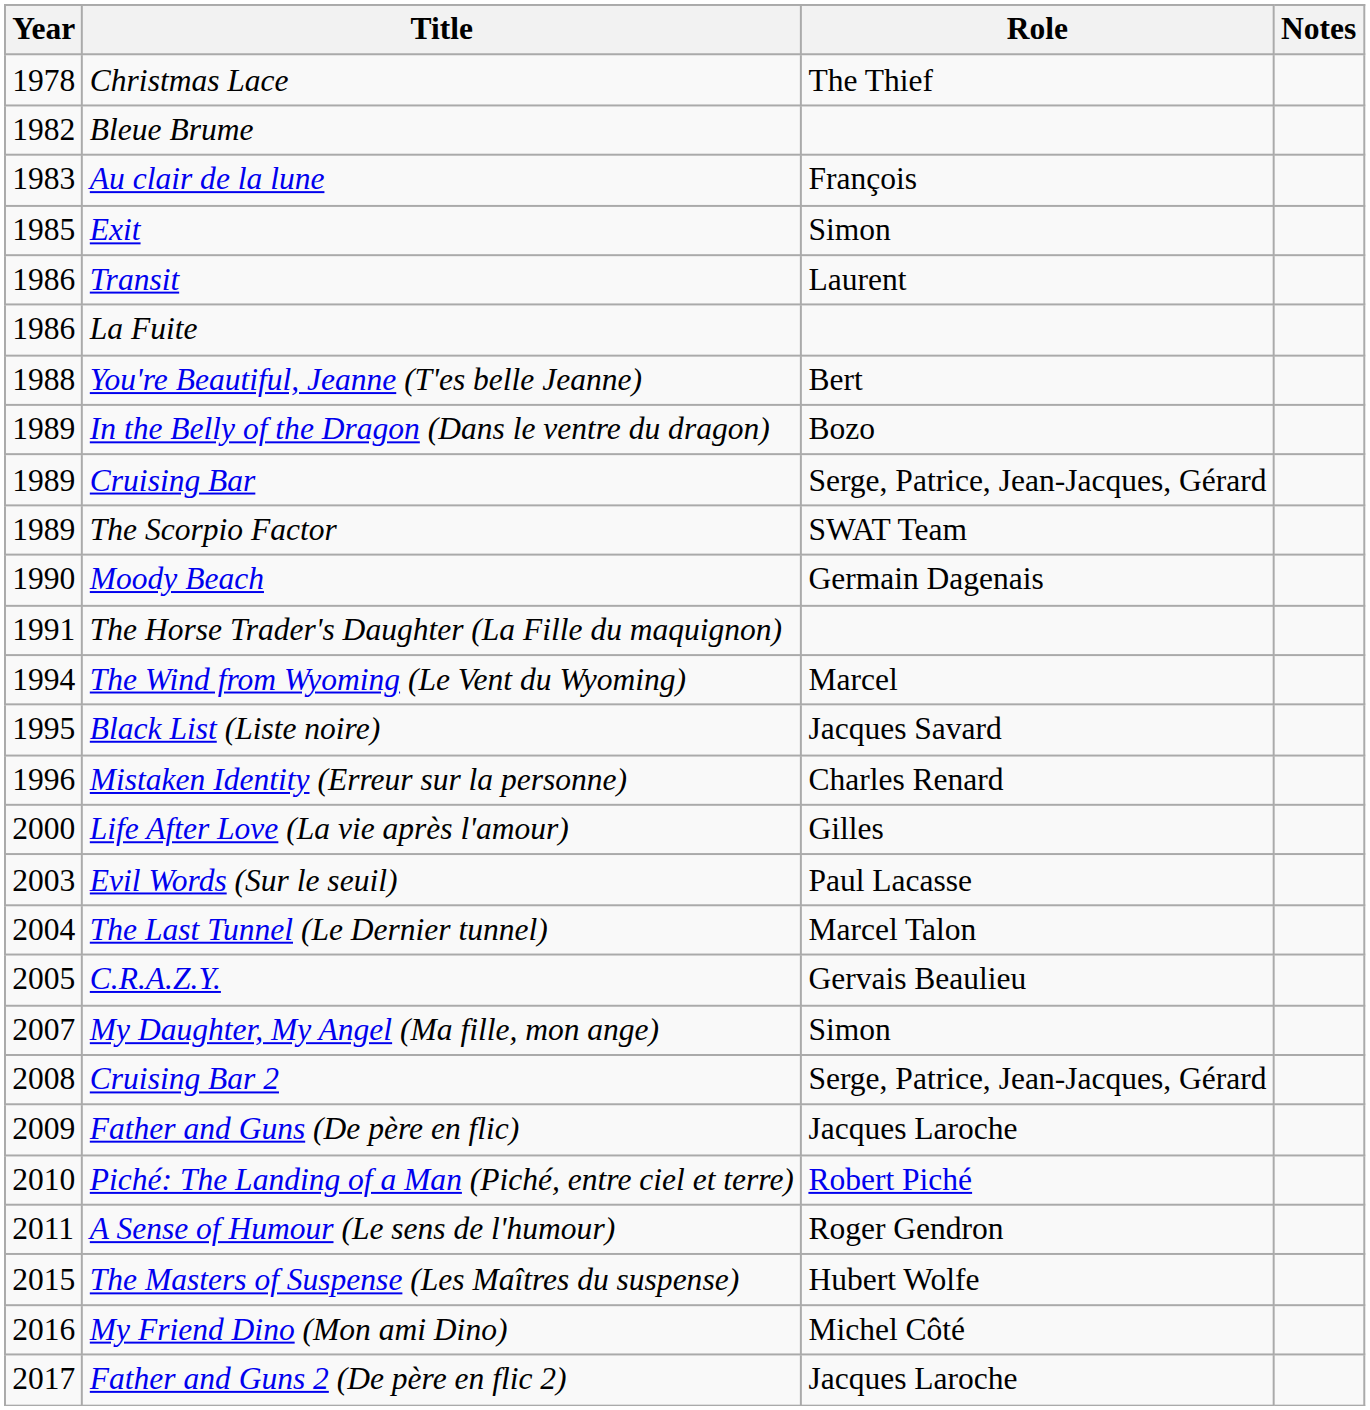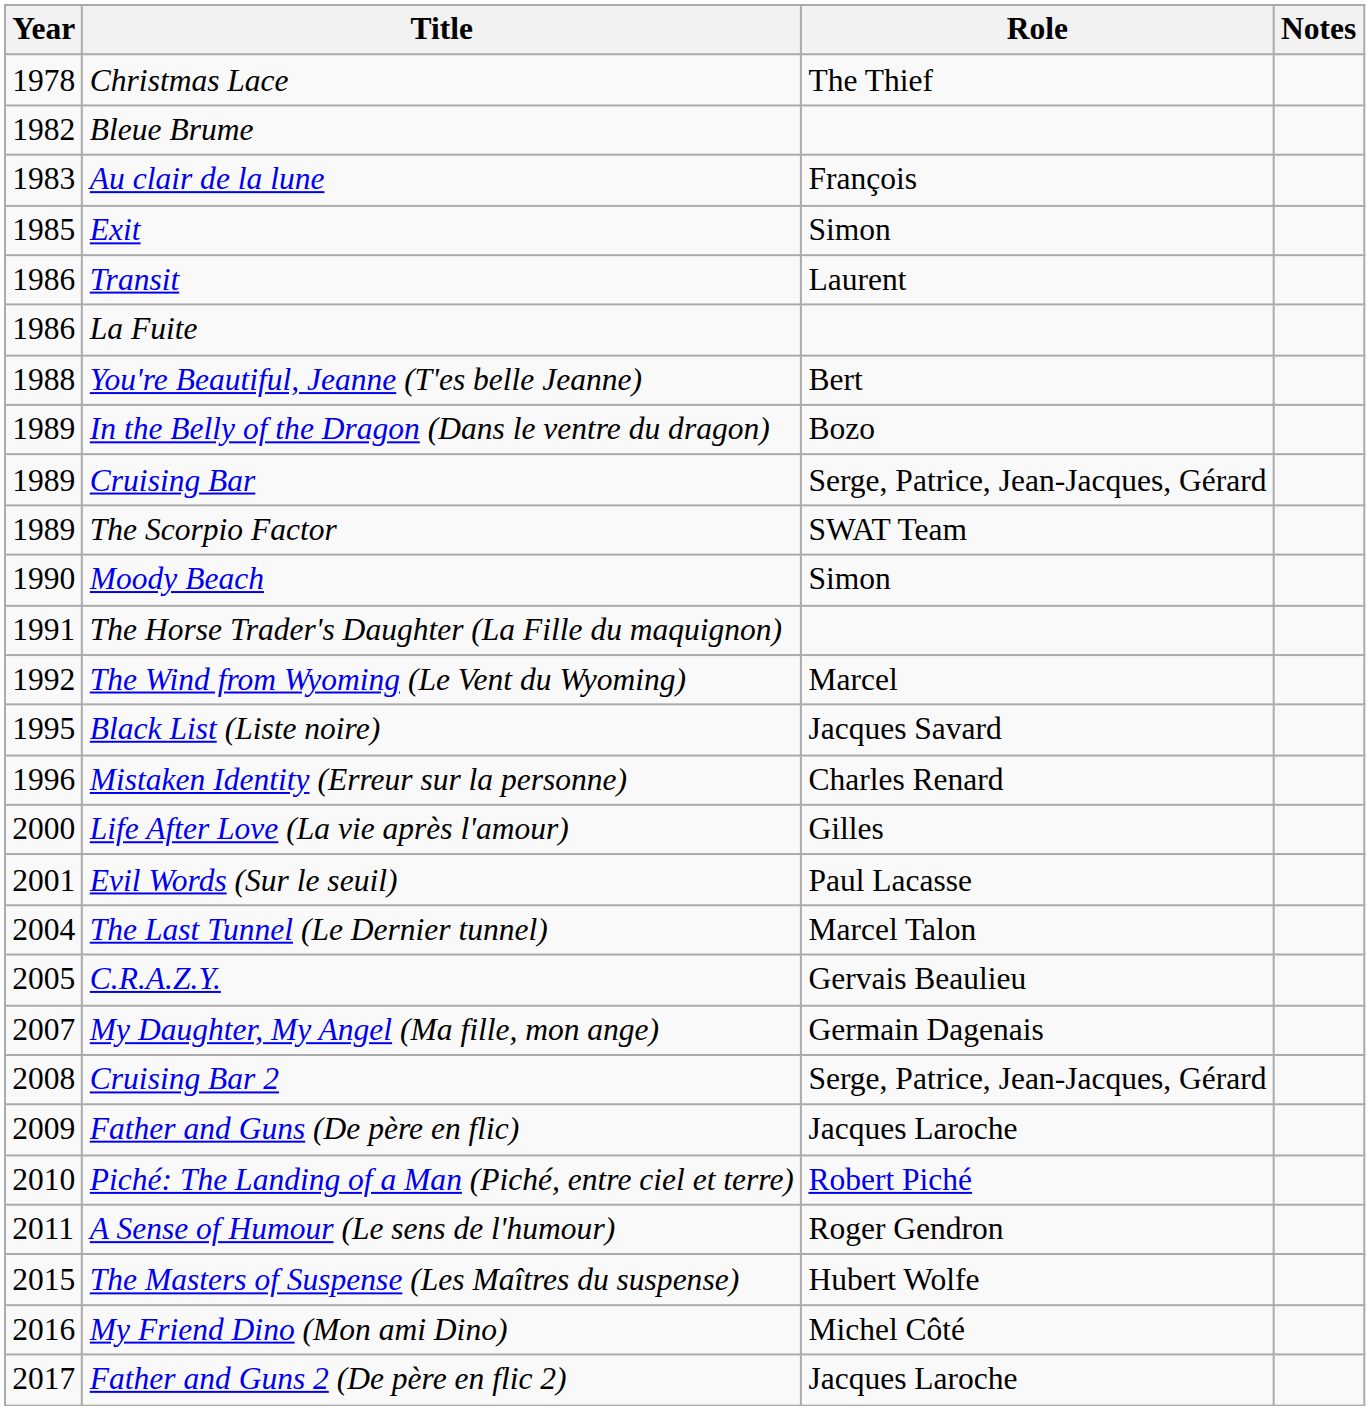(926, 579) Germain Dagenais -> (850, 579) Simon
(44, 679) 1994 -> (44, 679) 1992
(44, 879) 2003 -> (44, 879) 2001
(850, 1029) Simon -> (926, 1029) Germain Dagenais
